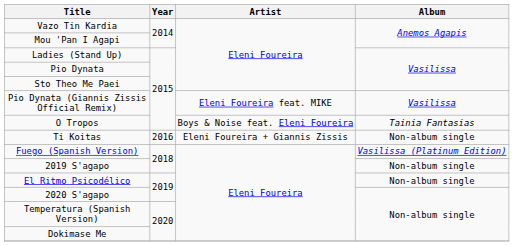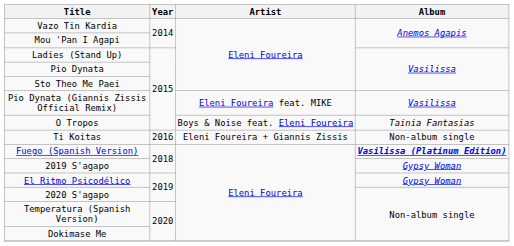(432, 151) normal -> (432, 151) bold
(432, 166) Non-album single -> (432, 166) Gypsy Woman
(432, 180) Non-album single -> (432, 180) Gypsy Woman
